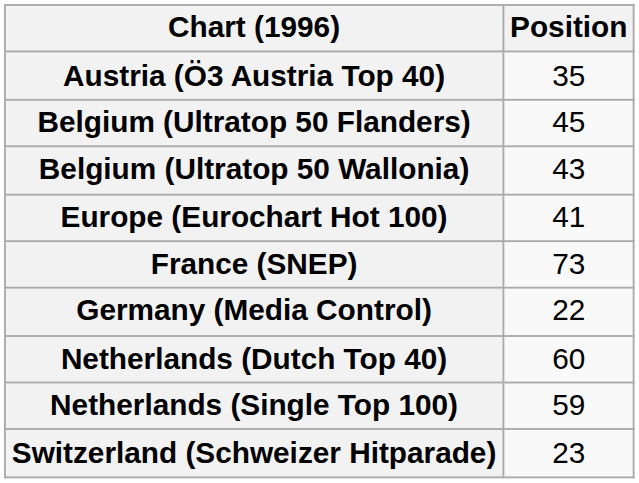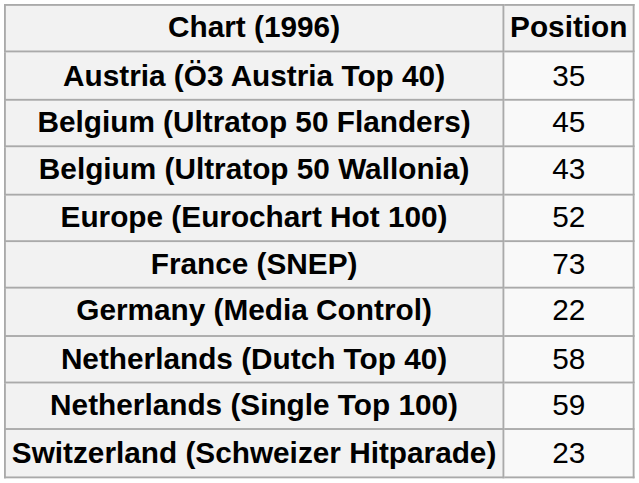(569, 216) 41 -> (569, 216) 52
(569, 358) 60 -> (569, 358) 58
